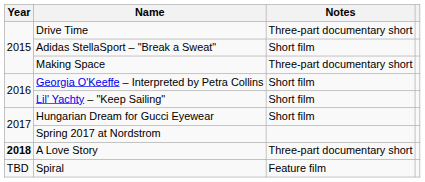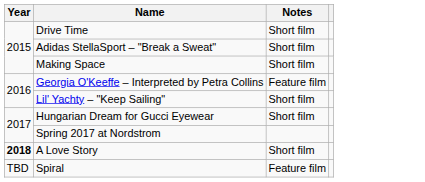(341, 30) Three-part documentary short -> (292, 30) Short film
(341, 64) Three-part documentary short -> (292, 64) Short film
(292, 82) Short film -> (297, 82) Feature film
(341, 151) Three-part documentary short -> (292, 151) Short film
